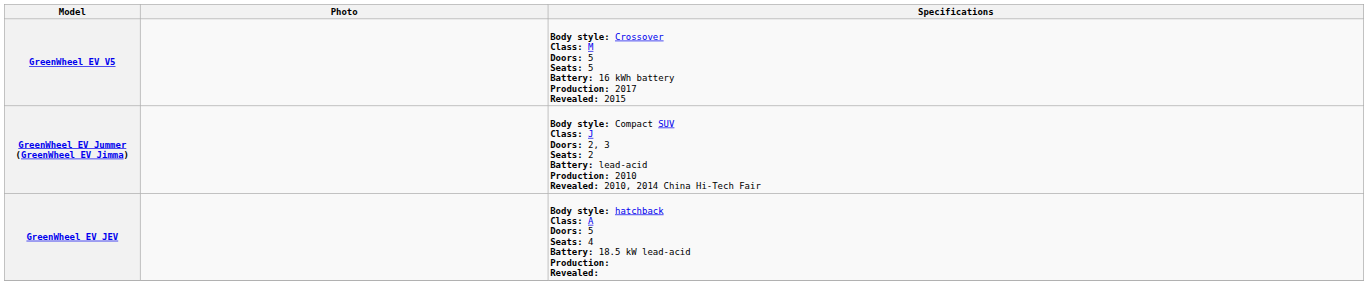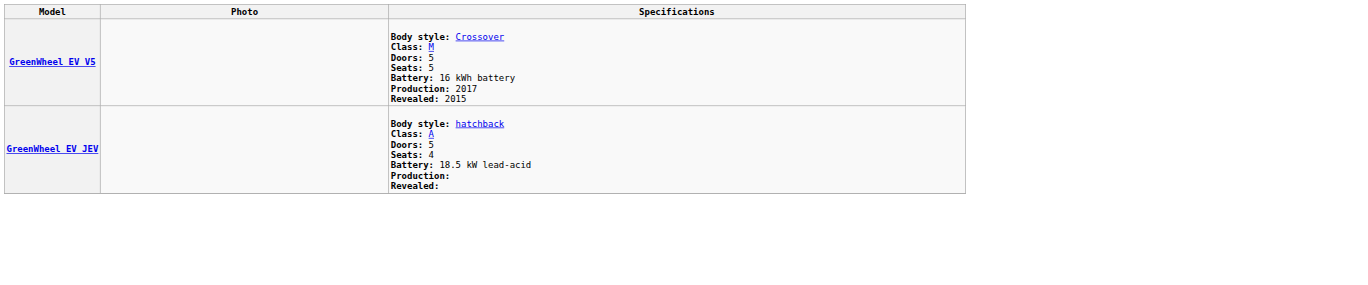- row: (72, 150)
